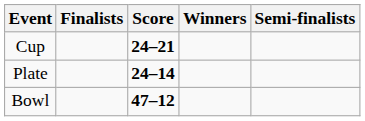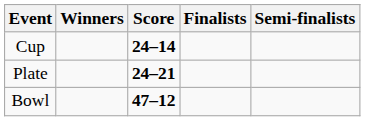columns swapped: (215, 18) <-> (92, 18)
(153, 45) 24–21 -> (154, 45) 24–14
(153, 73) 24–14 -> (154, 73) 24–21
